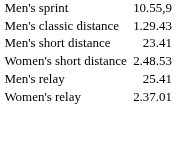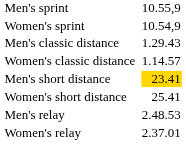+ row: (44, 25)
+ row: (70, 61)
(157, 43) no background -> (166, 79) gold background
(153, 61) 2.48.53 -> (166, 96) 25.41
(157, 79) 25.41 -> (161, 114) 2.48.53
